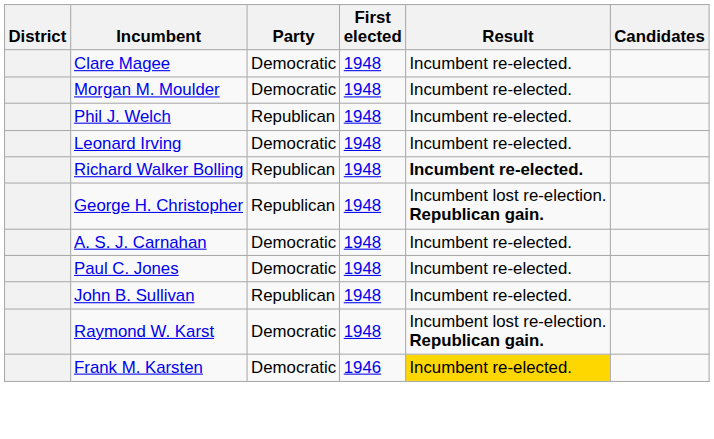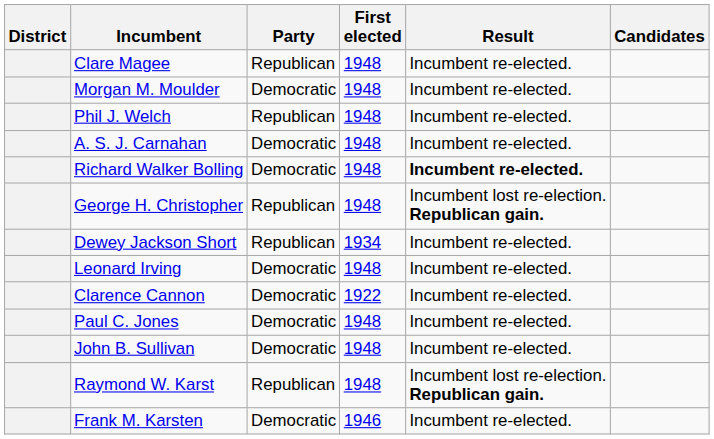(294, 63) Democratic -> (293, 63) Republican
rows swapped: (128, 143) <-> (140, 242)
(293, 169) Republican -> (294, 169) Democratic
+ row: (155, 242)
+ row: (139, 295)
(293, 295) Republican -> (294, 348) Democratic
(294, 331) Democratic -> (293, 384) Republican
(491, 367) gold background -> (491, 420) no background
